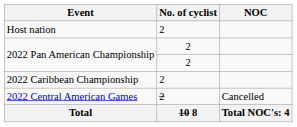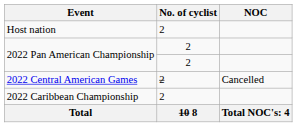rows swapped: (72, 79) <-> (72, 96)
